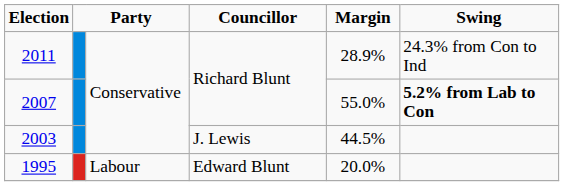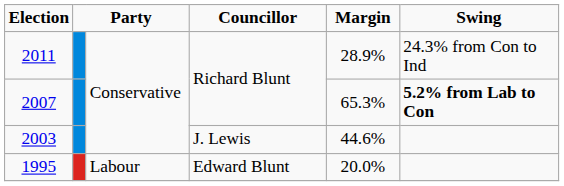(363, 102) 55.0% -> (363, 102) 65.3%
(363, 139) 44.5% -> (363, 139) 44.6%
